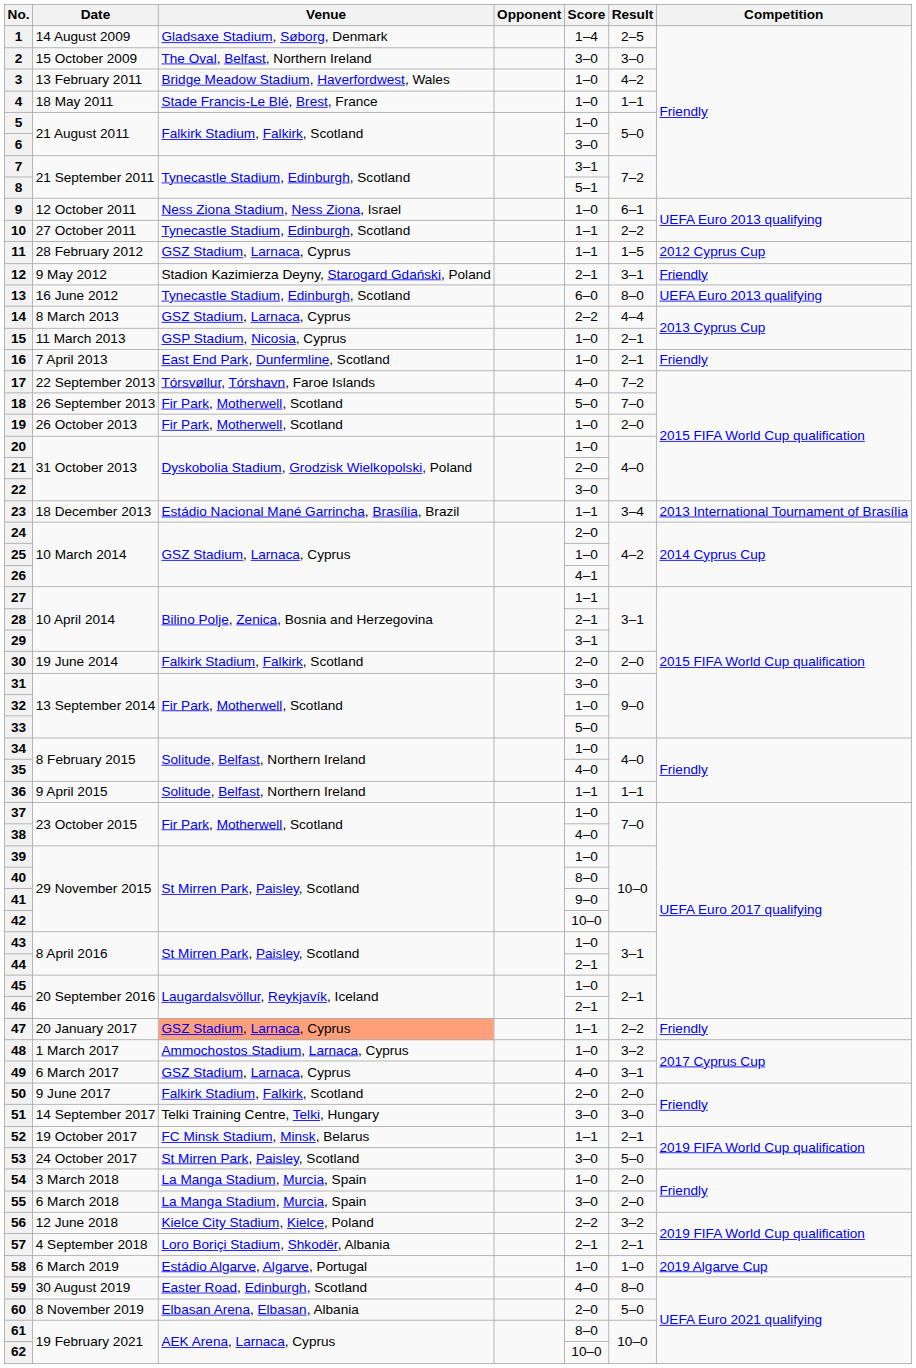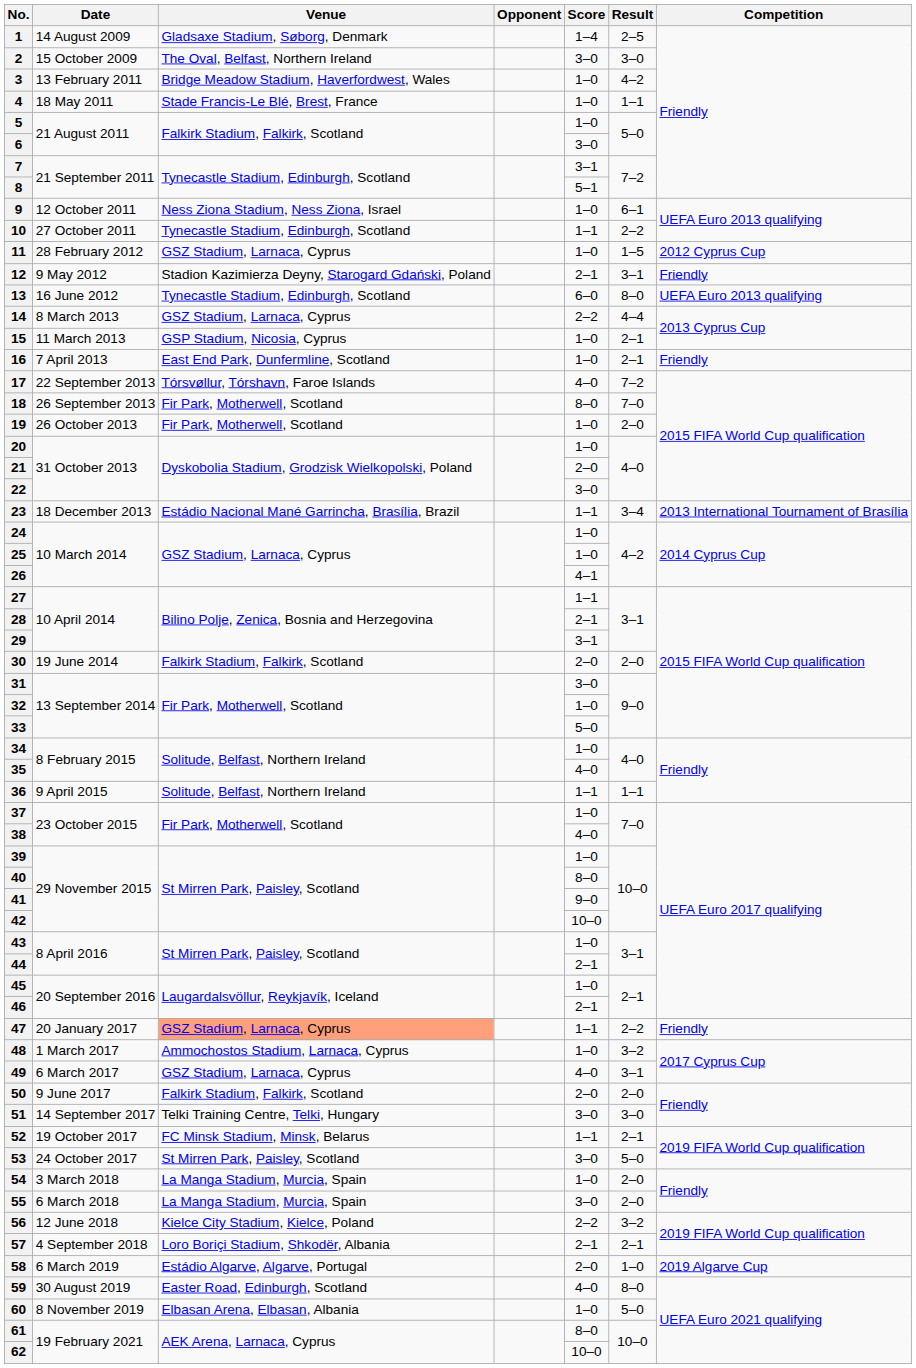(586, 252) 1–1 -> (586, 252) 1–0
(586, 403) 5–0 -> (586, 403) 8–0
(586, 532) 2–0 -> (586, 532) 1–0
(586, 1266) 1–0 -> (586, 1266) 2–0
(586, 1309) 2–0 -> (586, 1309) 1–0
